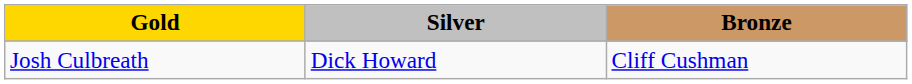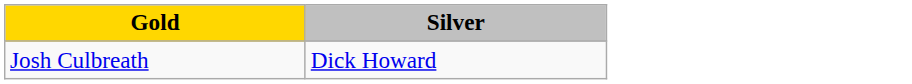- column: (756, 22)
